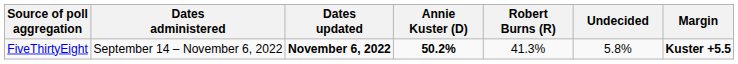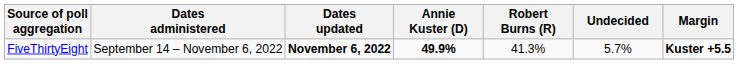(439, 49) 50.2% -> (439, 49) 49.9%
(618, 49) 5.8% -> (618, 49) 5.7%
